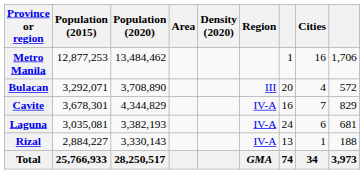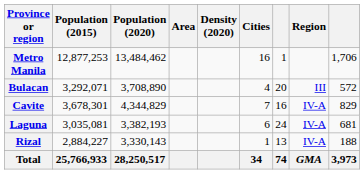columns swapped: (259, 26) <-> (312, 26)
